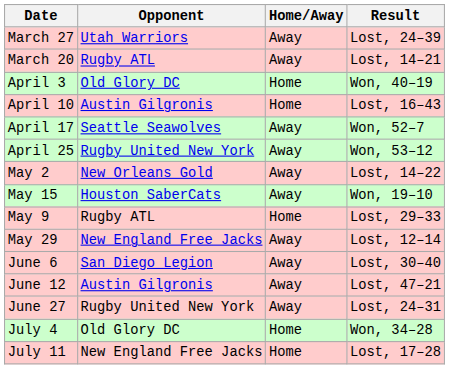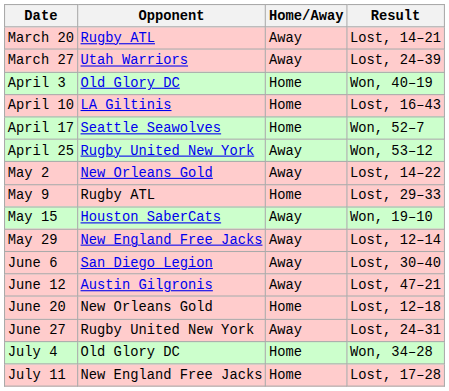rows swapped: (41, 61) <-> (41, 38)
(147, 106) Austin Gilgronis -> (126, 106) LA Giltinis
(286, 128) Away -> (286, 128) Home
rows swapped: (28, 218) <-> (33, 195)
+ row: (37, 308)
